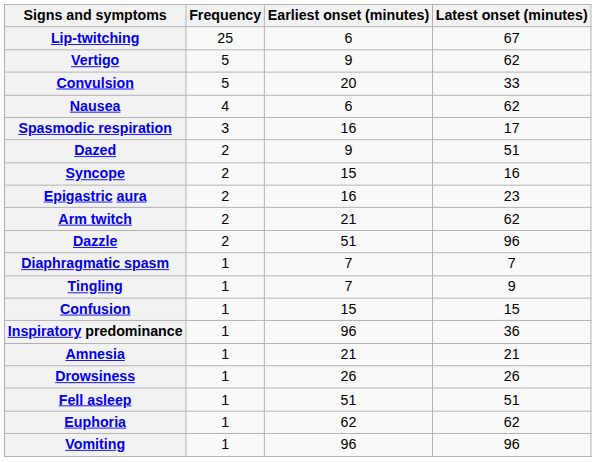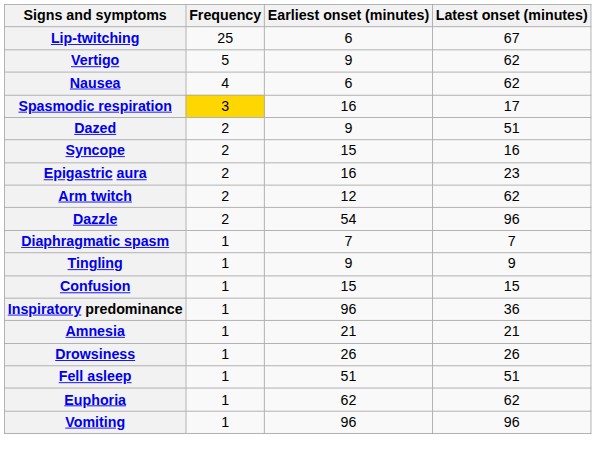- row: (95, 83)
(225, 128) no background -> (225, 106) gold background
(348, 219) 21 -> (348, 196) 12
(348, 241) 51 -> (348, 219) 54
(348, 286) 7 -> (348, 264) 9
